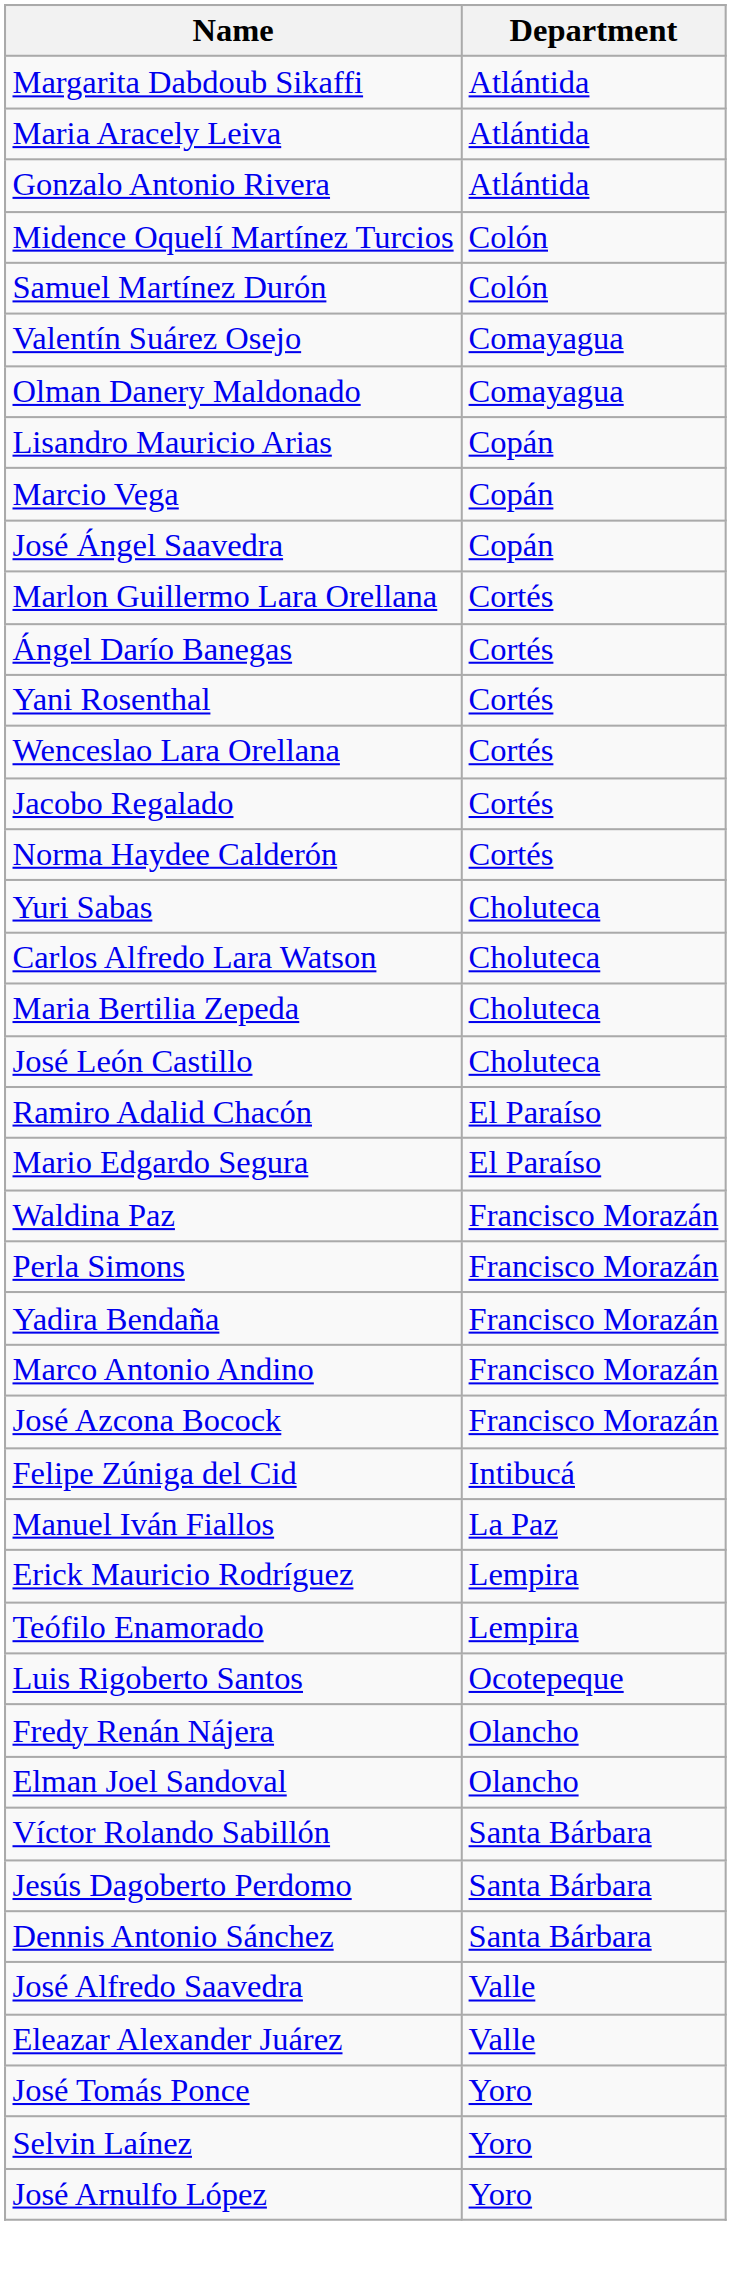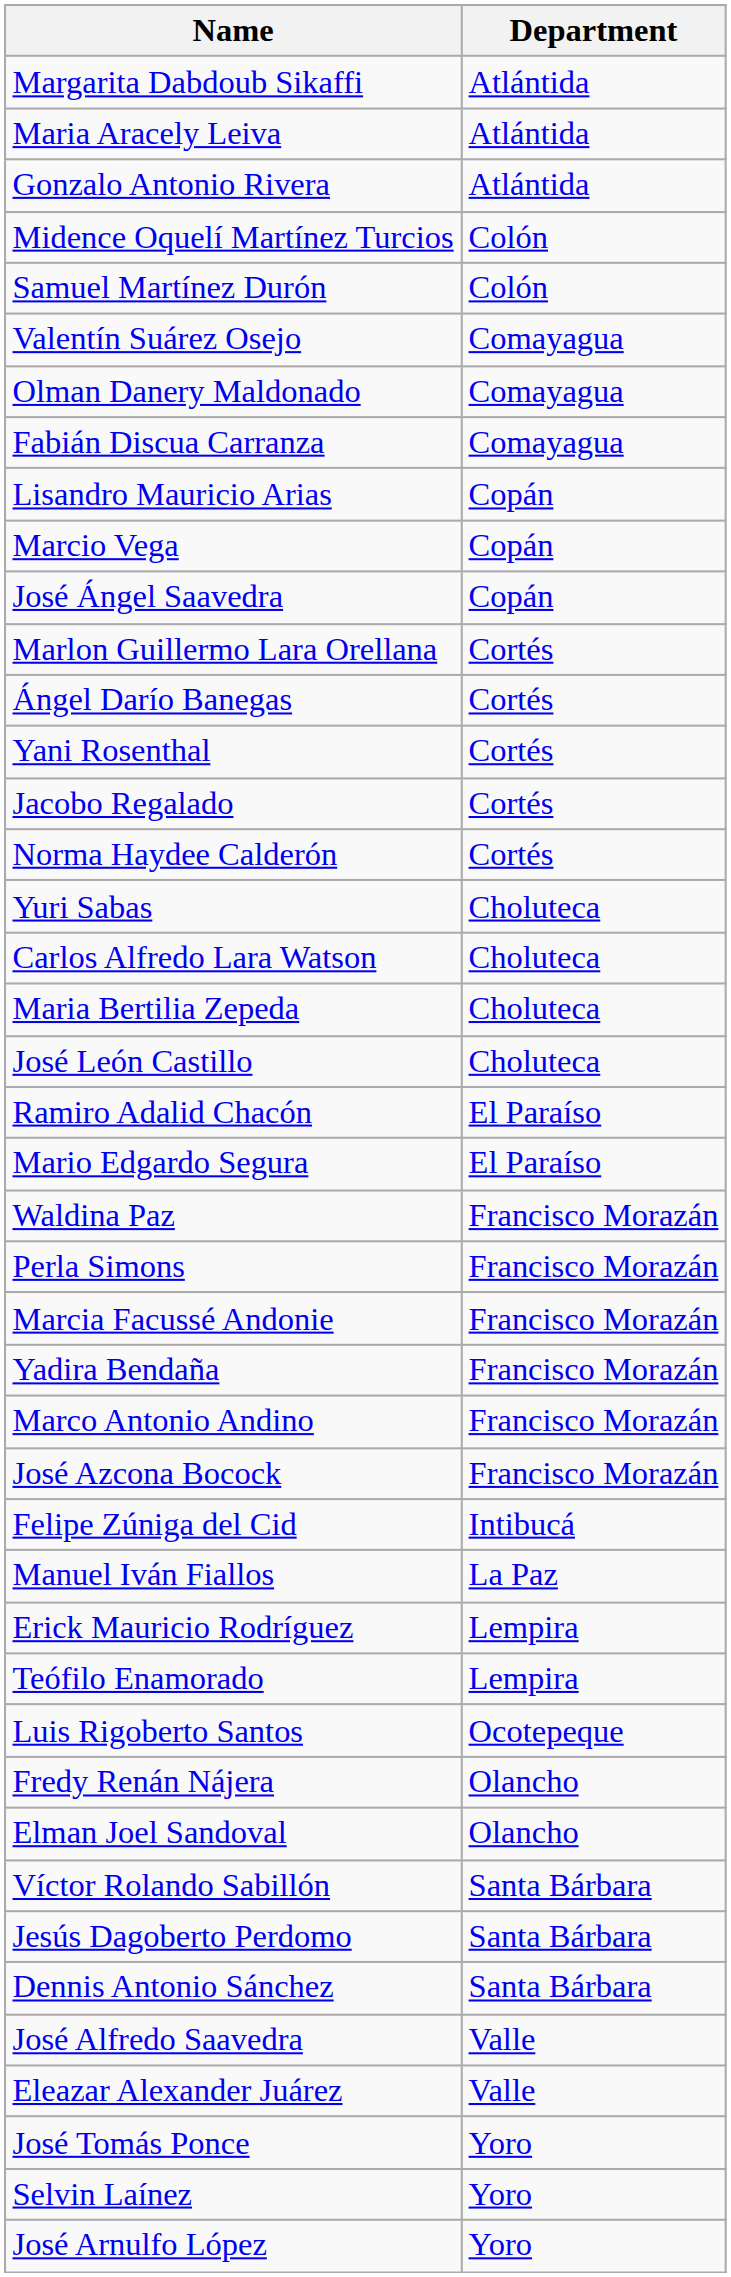+ row: (169, 442)
- row: (176, 751)
+ row: (173, 1318)
